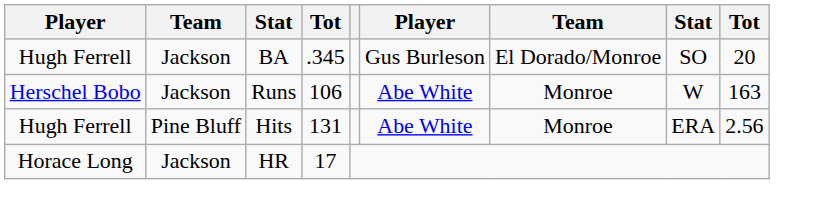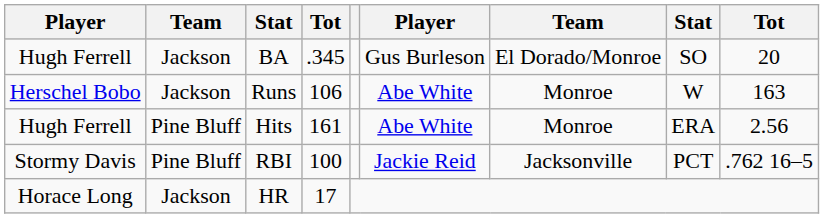(326, 126) 131 -> (326, 126) 161
+ row: (274, 160)
